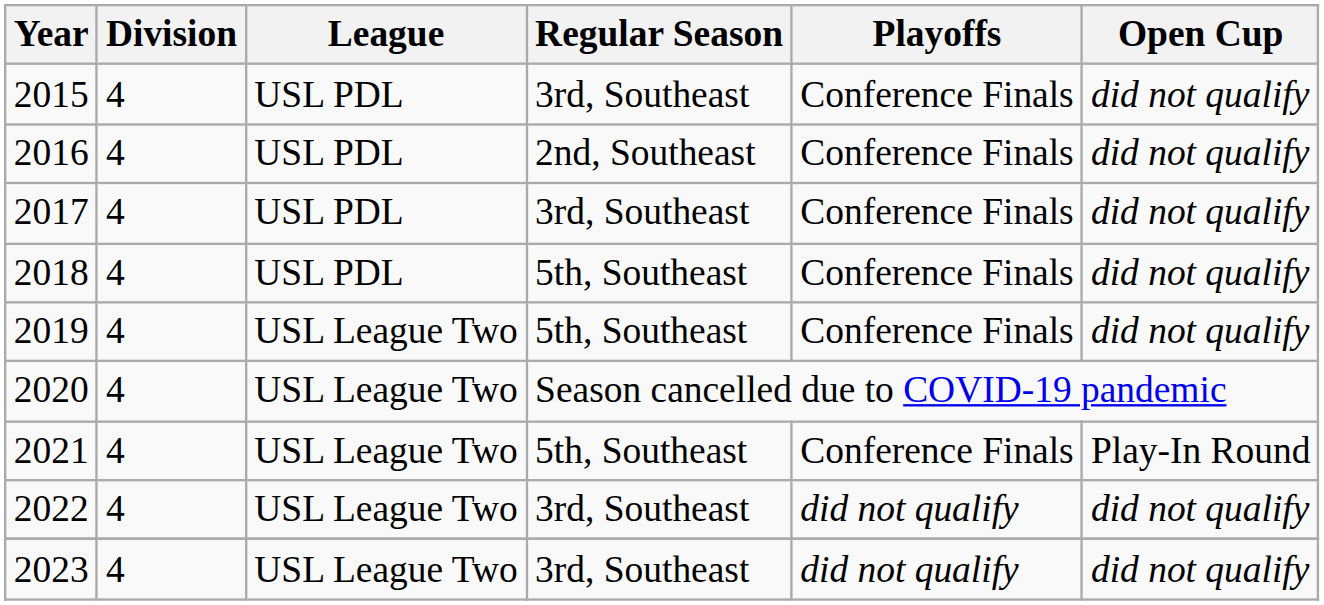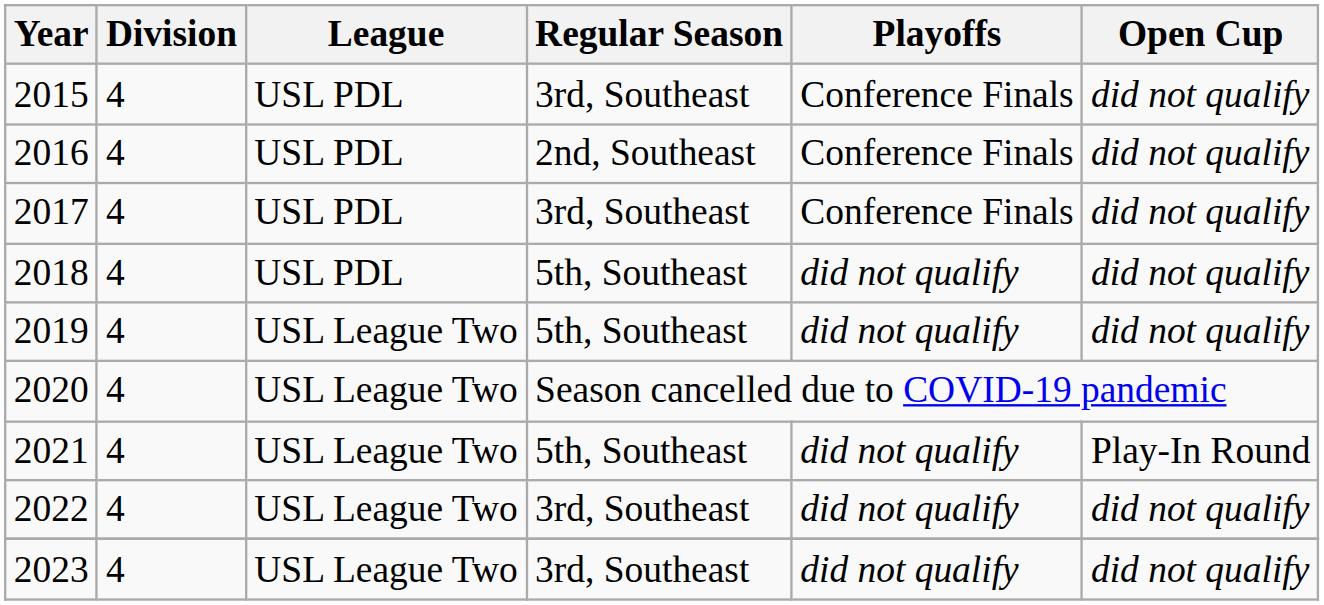(937, 271) Conference Finals -> (909, 271) did not qualify
(937, 331) Conference Finals -> (909, 331) did not qualify
(937, 449) Conference Finals -> (909, 449) did not qualify
